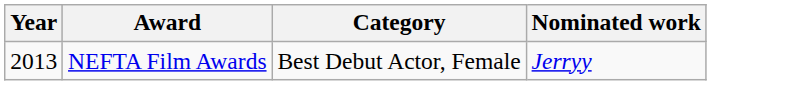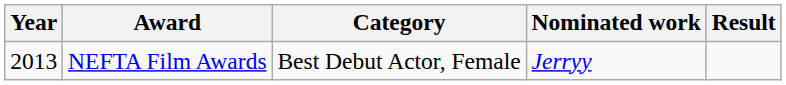+ column: (744, 23)
